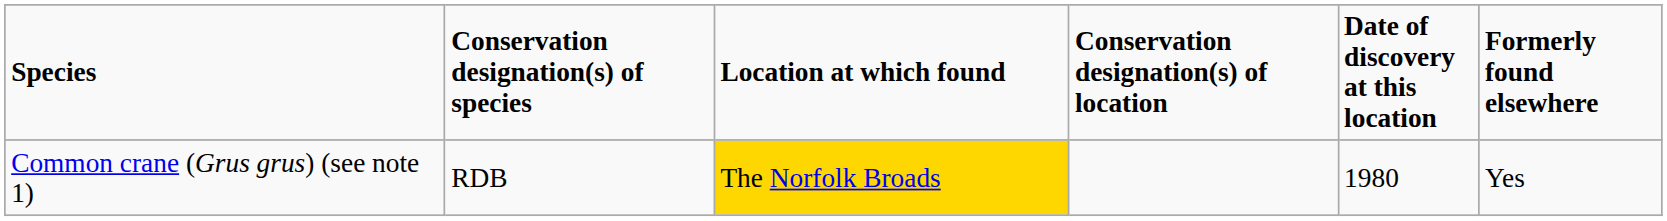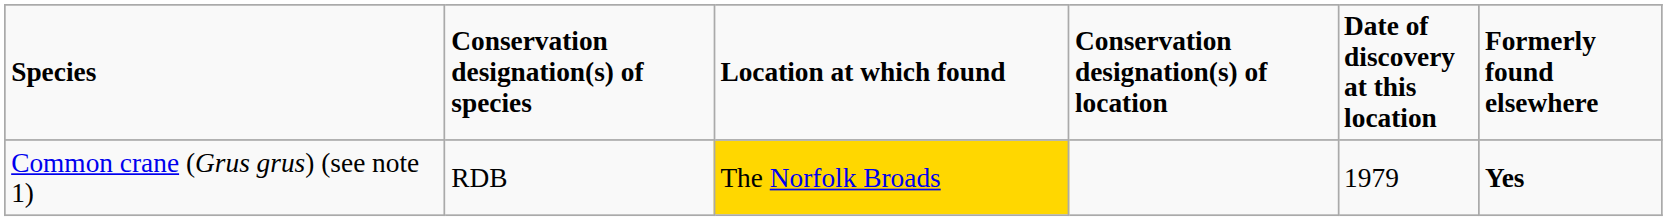(1371, 177) 1980 -> (1371, 177) 1979
(1505, 177) normal -> (1505, 177) bold
